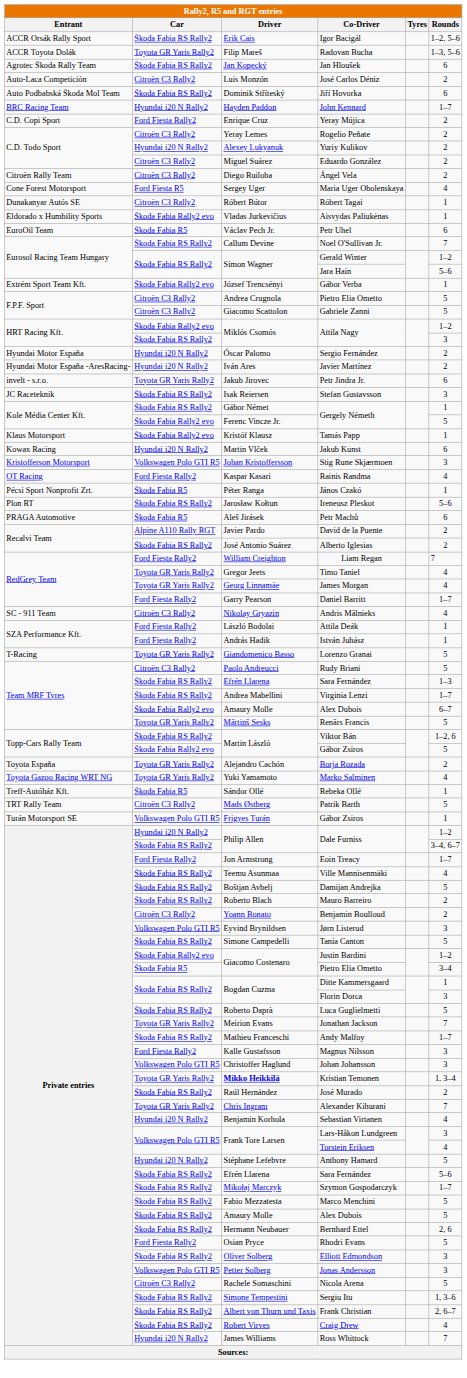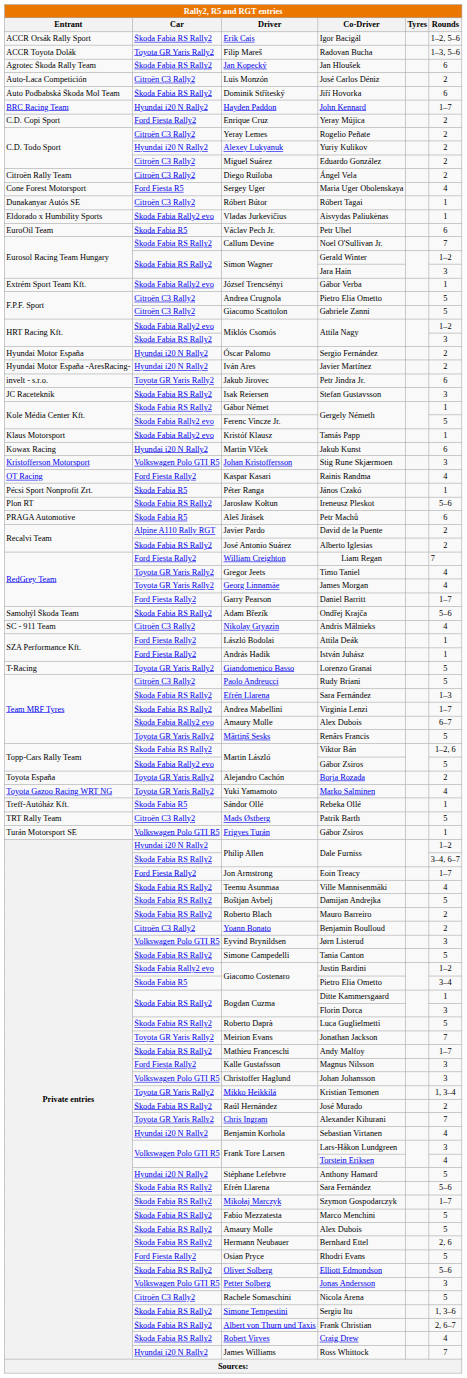(445, 270) 5–6 -> (445, 270) 3
+ row: (173, 613)
(252, 1078) bold -> (250, 1092) normal
(445, 1256) 3 -> (445, 1270) 5–6
